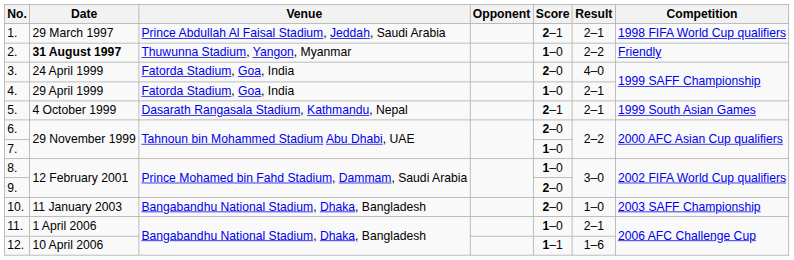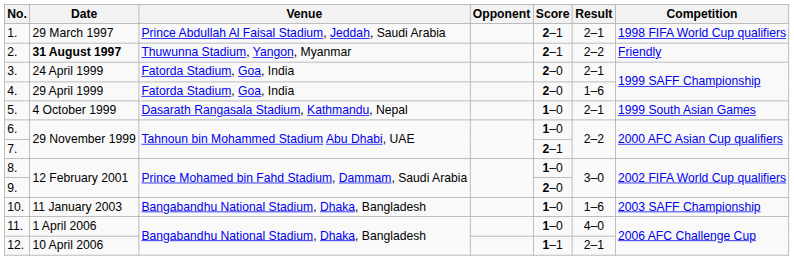(553, 52) 1–0 -> (553, 52) 2–1
(594, 71) 4–0 -> (594, 71) 2–1
(553, 91) 1–0 -> (553, 91) 2–0
(594, 91) 2–1 -> (594, 91) 1–6
(553, 110) 2–1 -> (553, 110) 1–0
(553, 129) 2–0 -> (553, 129) 1–0
(553, 149) 1–0 -> (553, 149) 2–1
(553, 206) 2–0 -> (553, 206) 1–0
(594, 206) 1–0 -> (594, 206) 1–6
(594, 226) 2–1 -> (594, 226) 4–0
(594, 245) 1–6 -> (594, 245) 2–1
